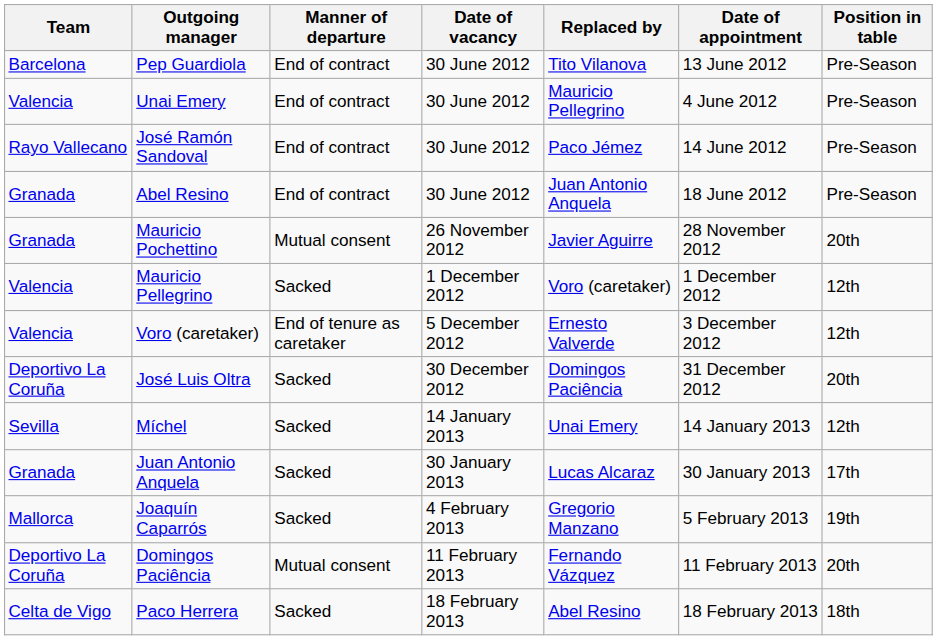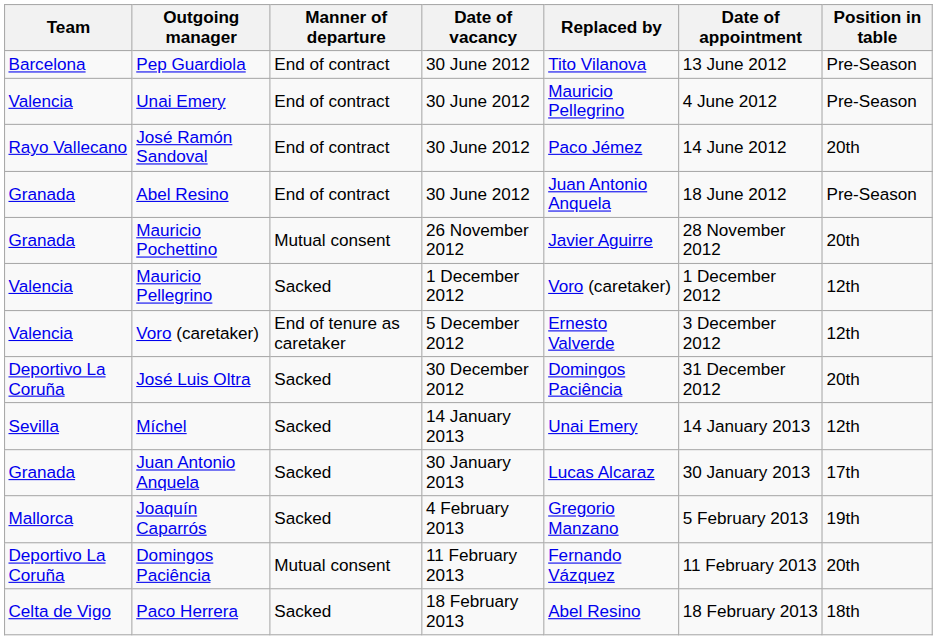(872, 147) Pre-Season -> (843, 147) 20th
